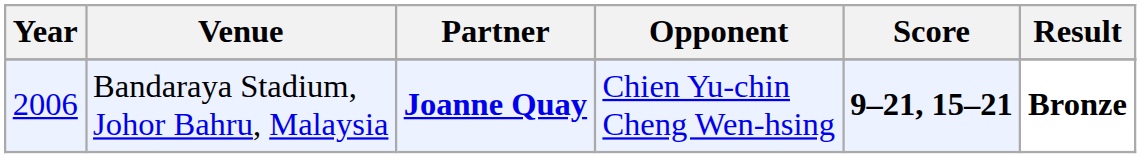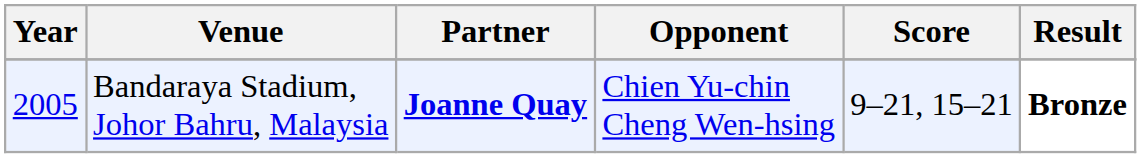(45, 104) 2006 -> (45, 104) 2005
(932, 104) bold -> (932, 104) normal
